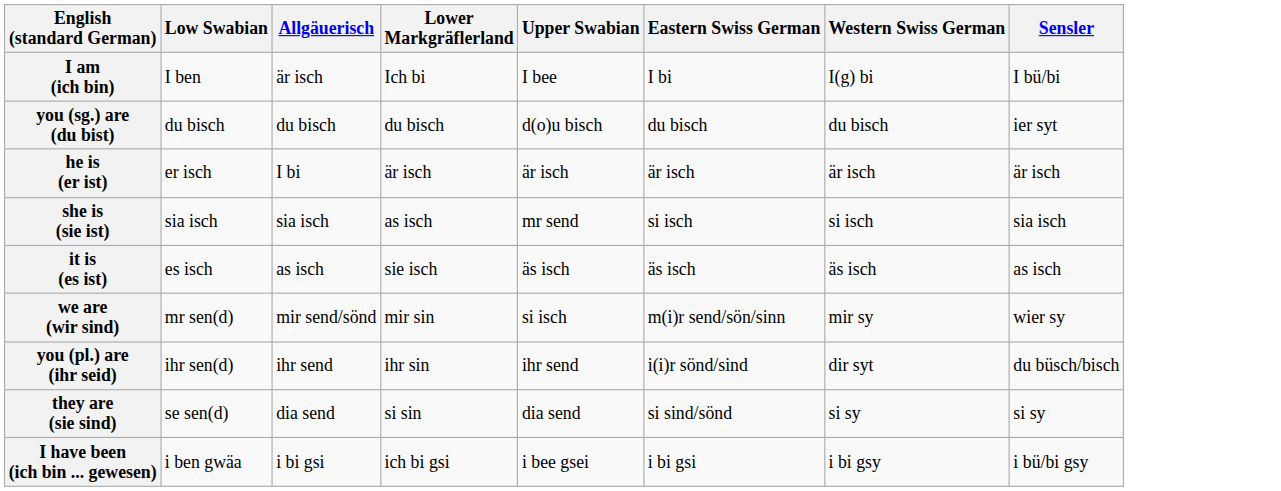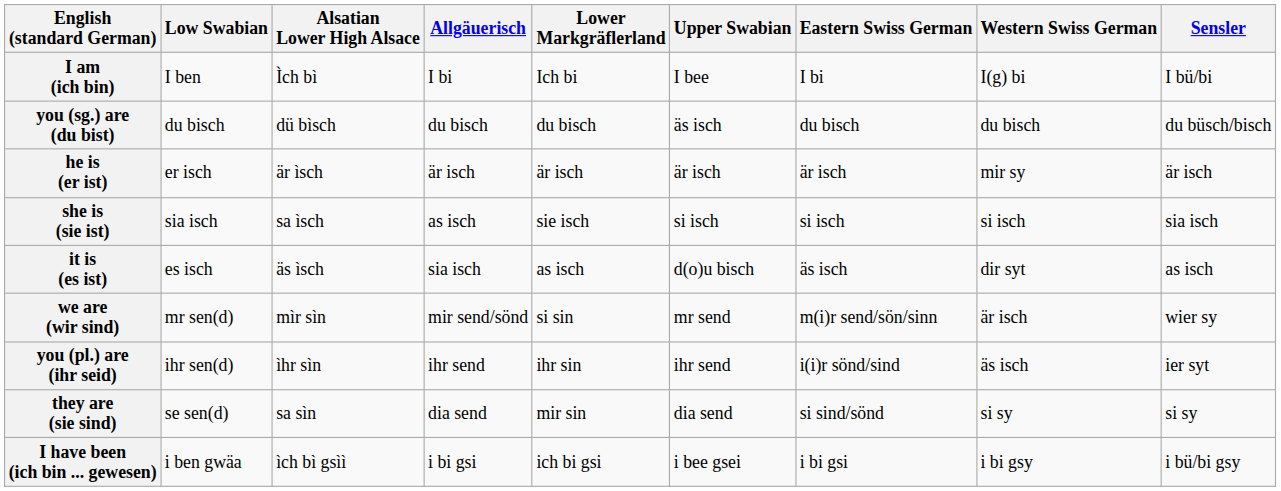+ column: (348, 28)
(300, 76) är isch -> (440, 76) I bi
(562, 124) d(o)u bisch -> (698, 124) äs isch
(1035, 124) ier syt -> (1218, 124) du büsch/bisch
(288, 173) I bi -> (451, 173) är isch
(852, 173) är isch -> (1003, 173) mir sy
(303, 221) sia isch -> (452, 221) as isch
(408, 221) as isch -> (563, 221) sie isch
(550, 221) mr send -> (696, 221) si isch
(300, 269) as isch -> (454, 269) sia isch
(411, 269) sie isch -> (560, 269) as isch
(546, 269) äs isch -> (714, 269) d(o)u bisch
(852, 269) äs isch -> (1003, 269) dir syt
(409, 317) mir sin -> (555, 317) si sin
(544, 317) si isch -> (702, 317) mr send
(851, 317) mir sy -> (1004, 317) är isch
(851, 365) dir syt -> (1004, 365) äs isch
(1066, 365) du büsch/bisch -> (1187, 365) ier syt
(403, 413) si sin -> (561, 413) mir sin
